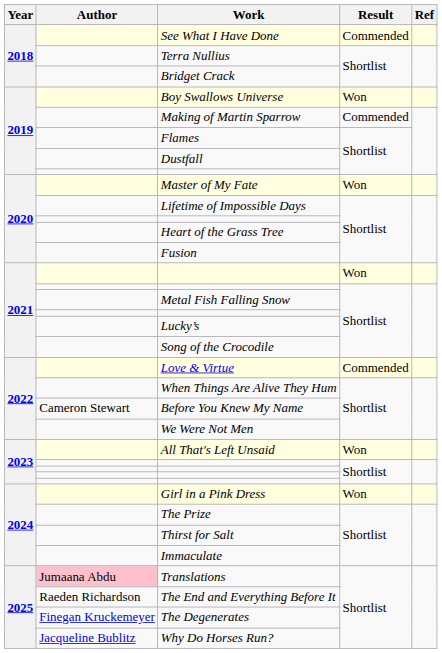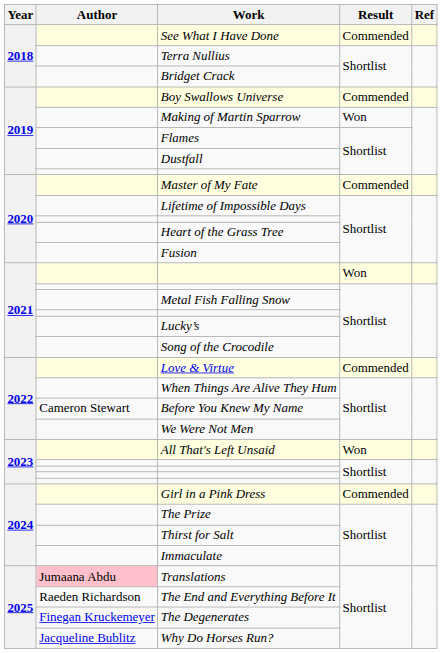(355, 96) Won -> (376, 96) Commended
(376, 117) Commended -> (355, 117) Won
(355, 185) Won -> (376, 185) Commended
(355, 494) Won -> (376, 494) Commended
